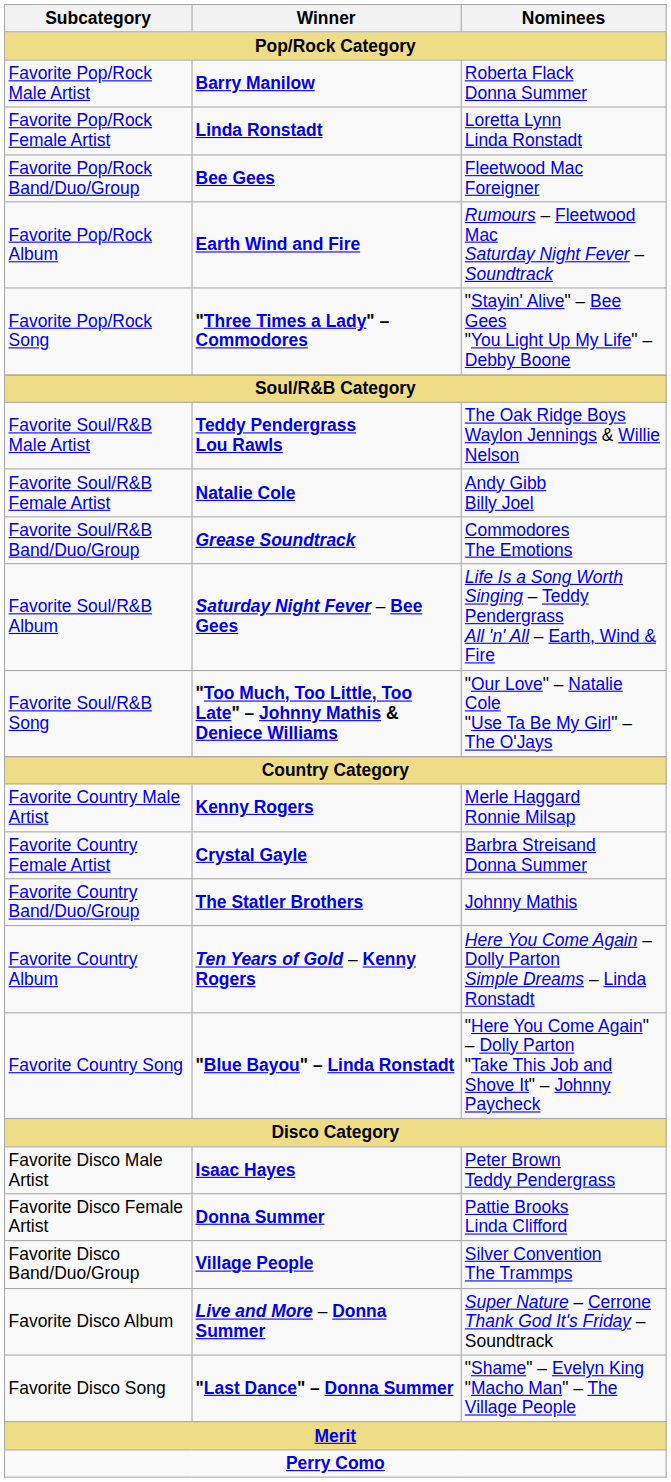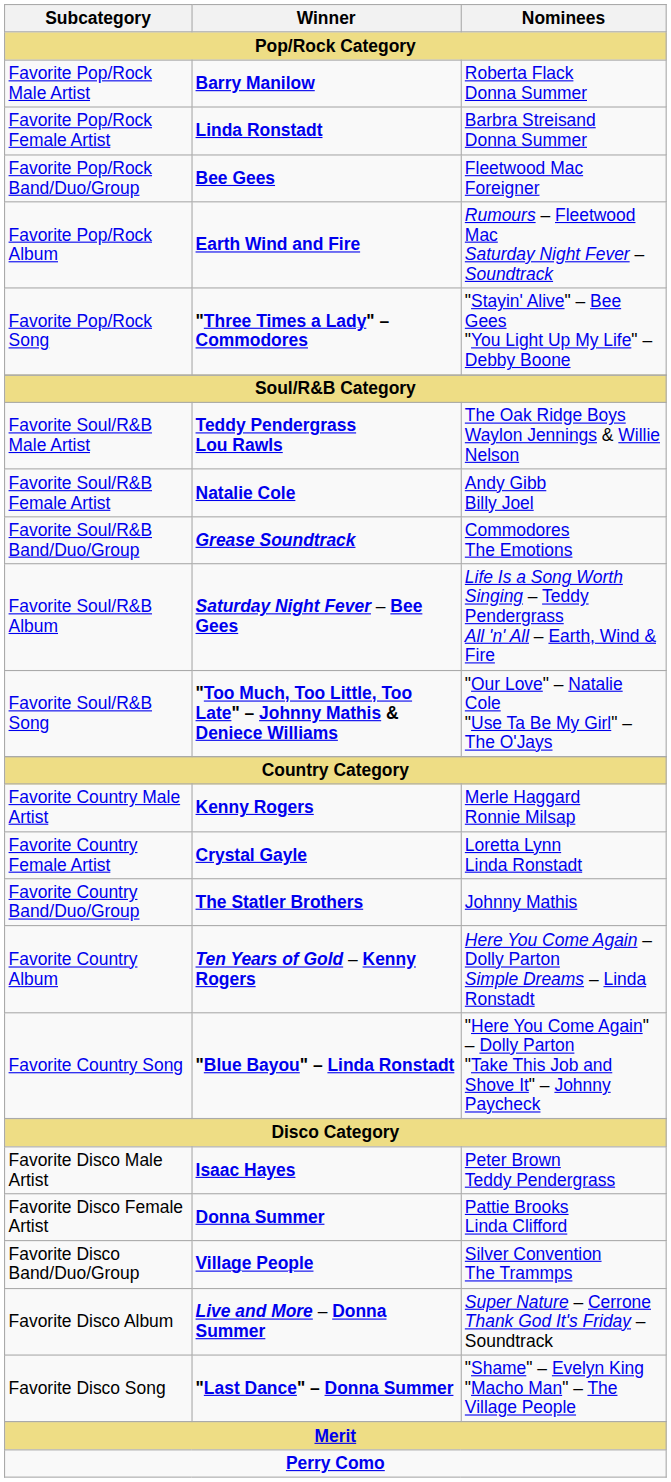(524, 130) Loretta Lynn Linda Ronstadt -> (530, 130) Barbra Streisand Donna Summer
(530, 855) Barbra Streisand Donna Summer -> (524, 855) Loretta Lynn Linda Ronstadt
